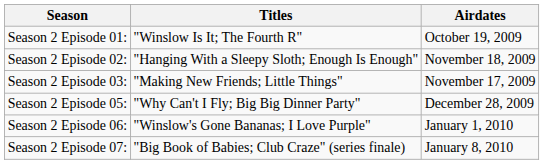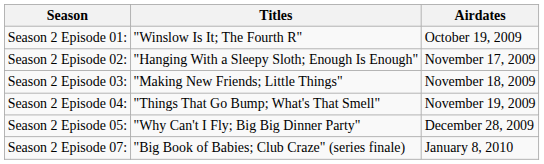(480, 59) November 18, 2009 -> (480, 59) November 17, 2009
(480, 81) November 17, 2009 -> (480, 81) November 18, 2009
+ row: (67, 103)
- row: (67, 125)
